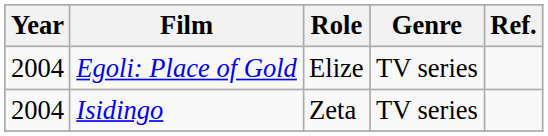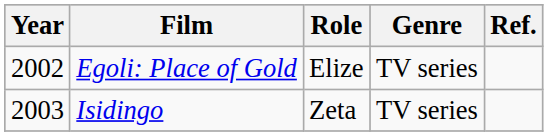(38, 67) 2004 -> (38, 67) 2002
(38, 109) 2004 -> (38, 109) 2003
